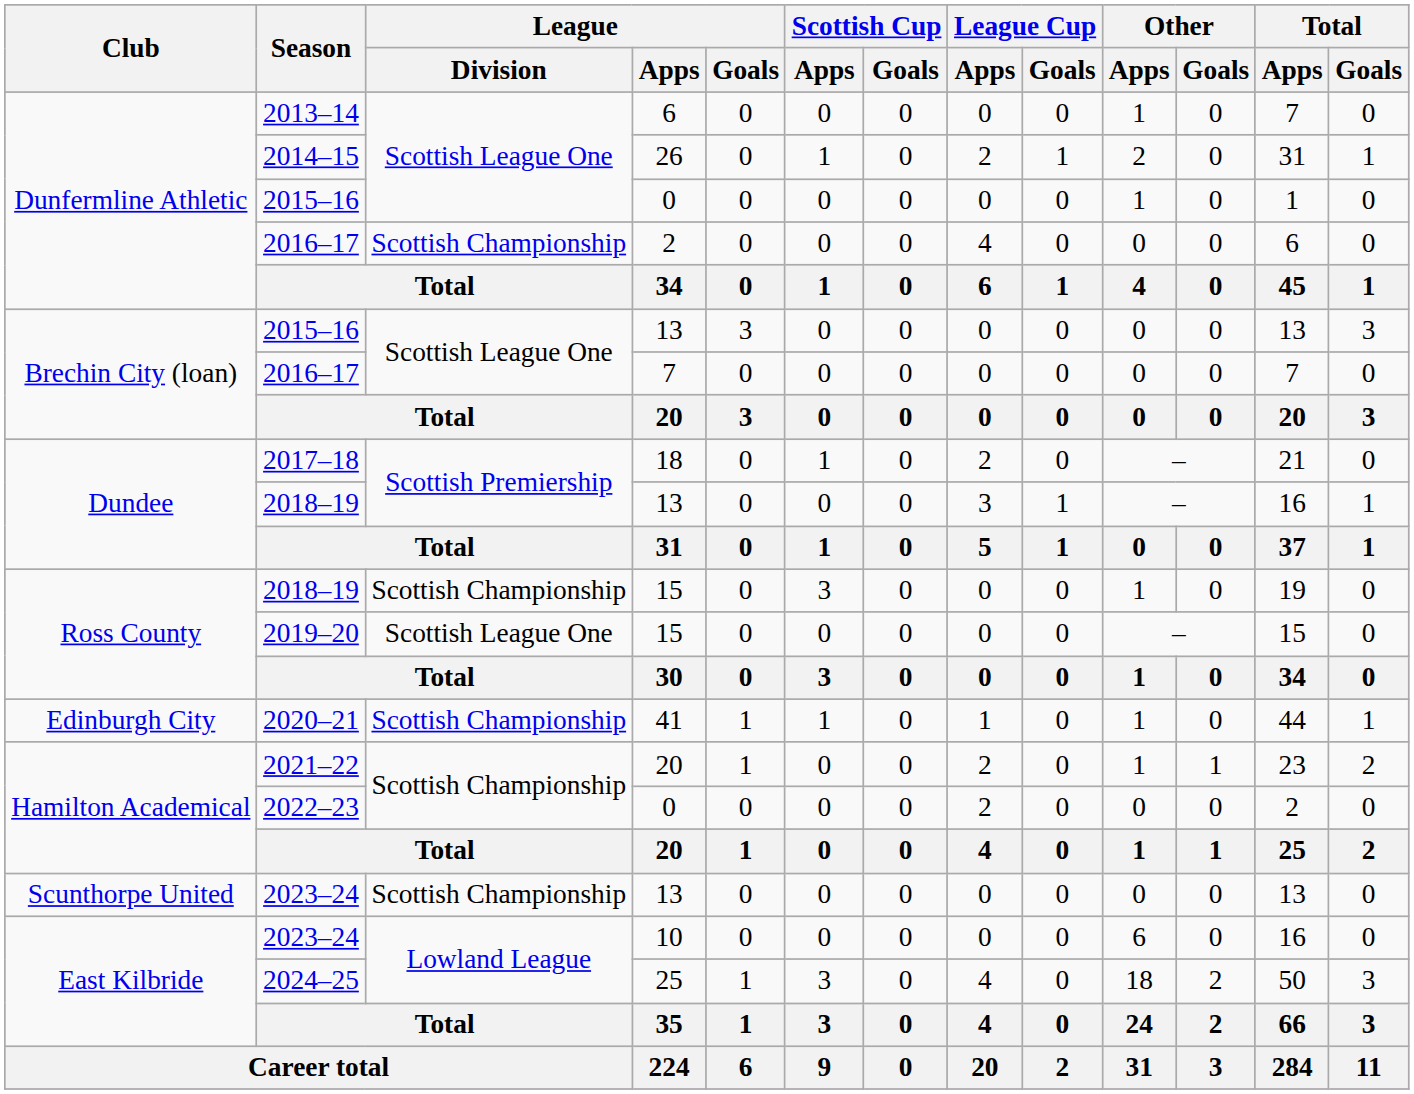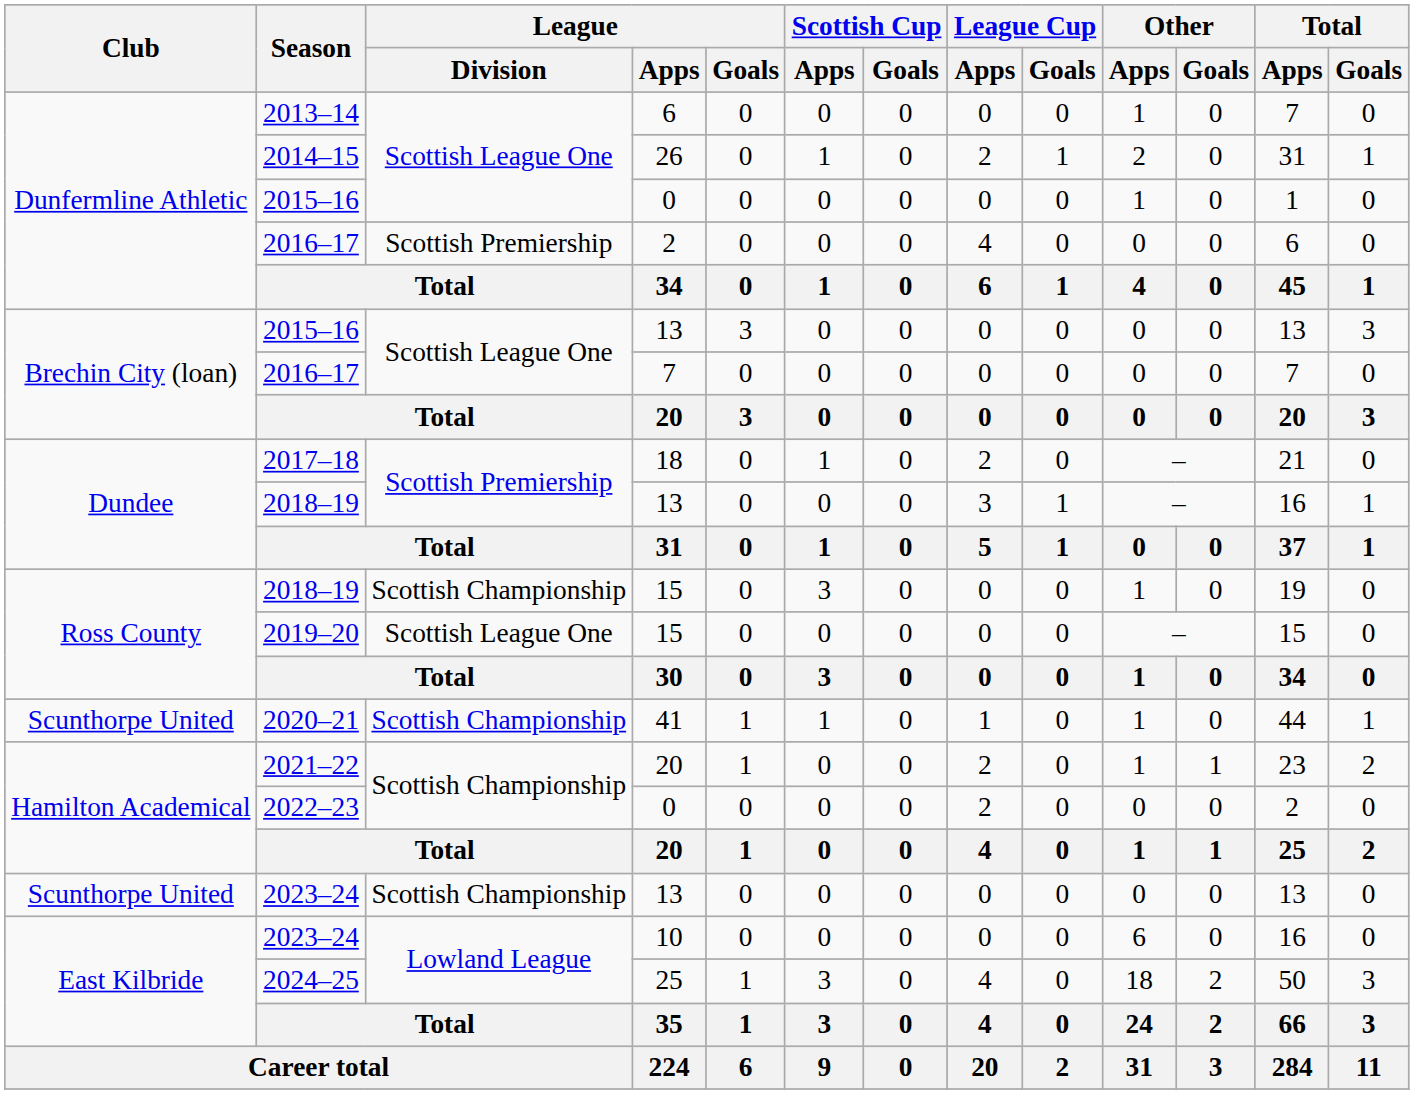(499, 243) Scottish Championship -> (499, 243) Scottish Premiership
(131, 720) Edinburgh City -> (131, 720) Scunthorpe United
